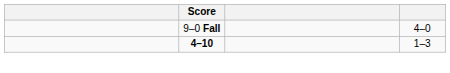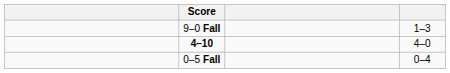(422, 28) 4–0 -> (422, 28) 1–3
(422, 44) 1–3 -> (422, 44) 4–0
+ row: (202, 60)
